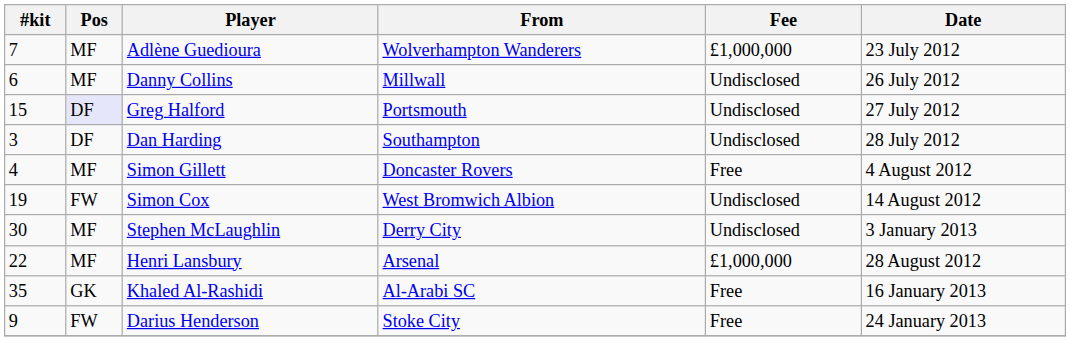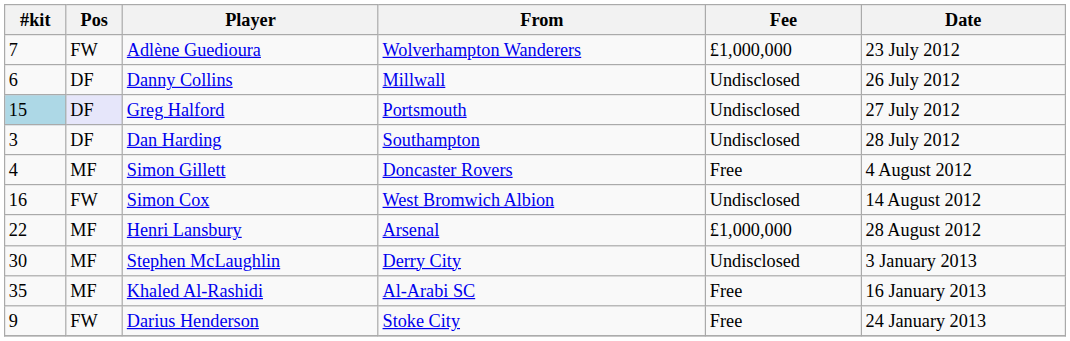(83, 49) MF -> (84, 49) FW
(83, 79) MF -> (82, 79) DF
(18, 109) no background -> (18, 109) lightblue background
(18, 200) 19 -> (18, 200) 16
rows swapped: (184, 260) <-> (204, 230)
(83, 290) GK -> (83, 290) MF
